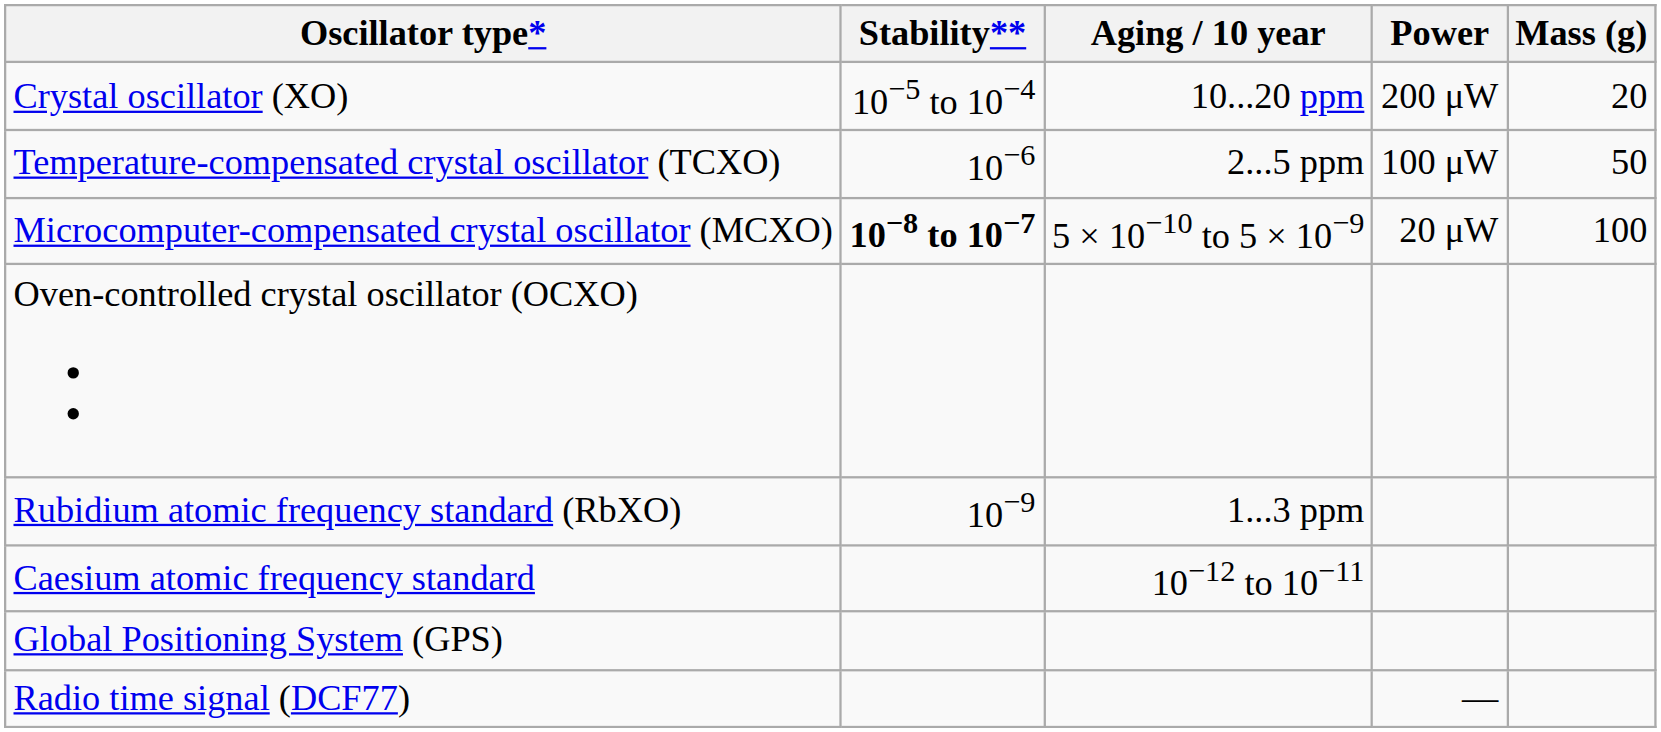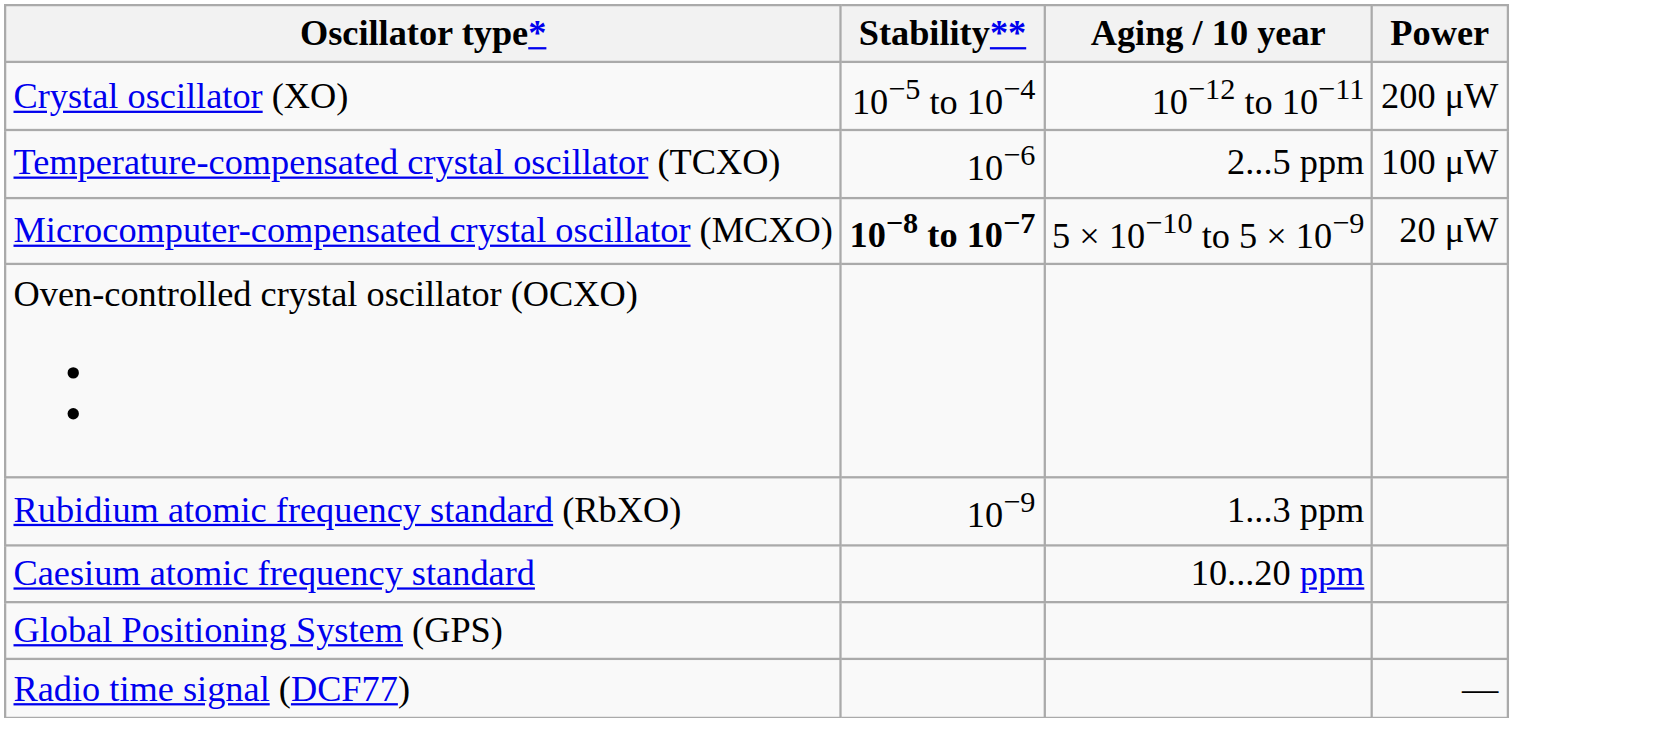- column: (1581, 33)
(1278, 95) 10...20 ppm -> (1258, 95) 10−12 to 10−11
(1258, 577) 10−12 to 10−11 -> (1278, 572) 10...20 ppm
